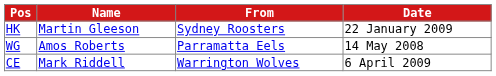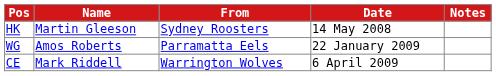+ column: (468, 13)
(399, 29) 22 January 2009 -> (352, 29) 14 May 2008
(384, 46) 14 May 2008 -> (366, 46) 22 January 2009
